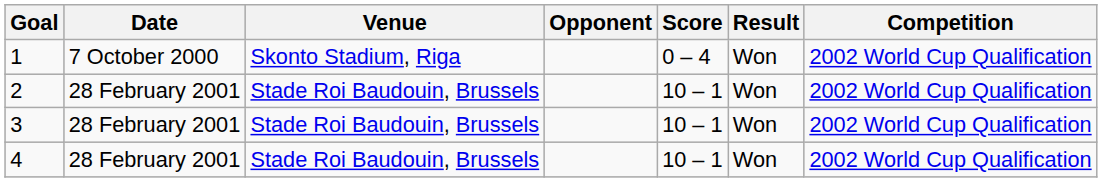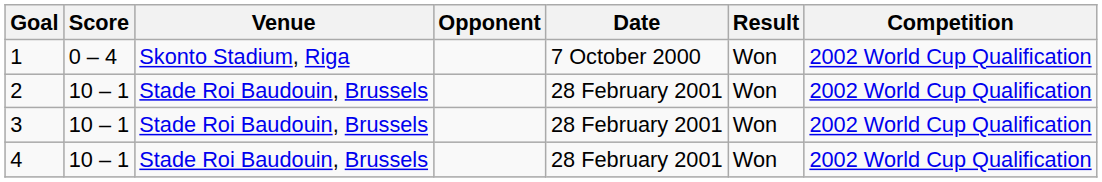columns swapped: (154, 22) <-> (692, 22)
